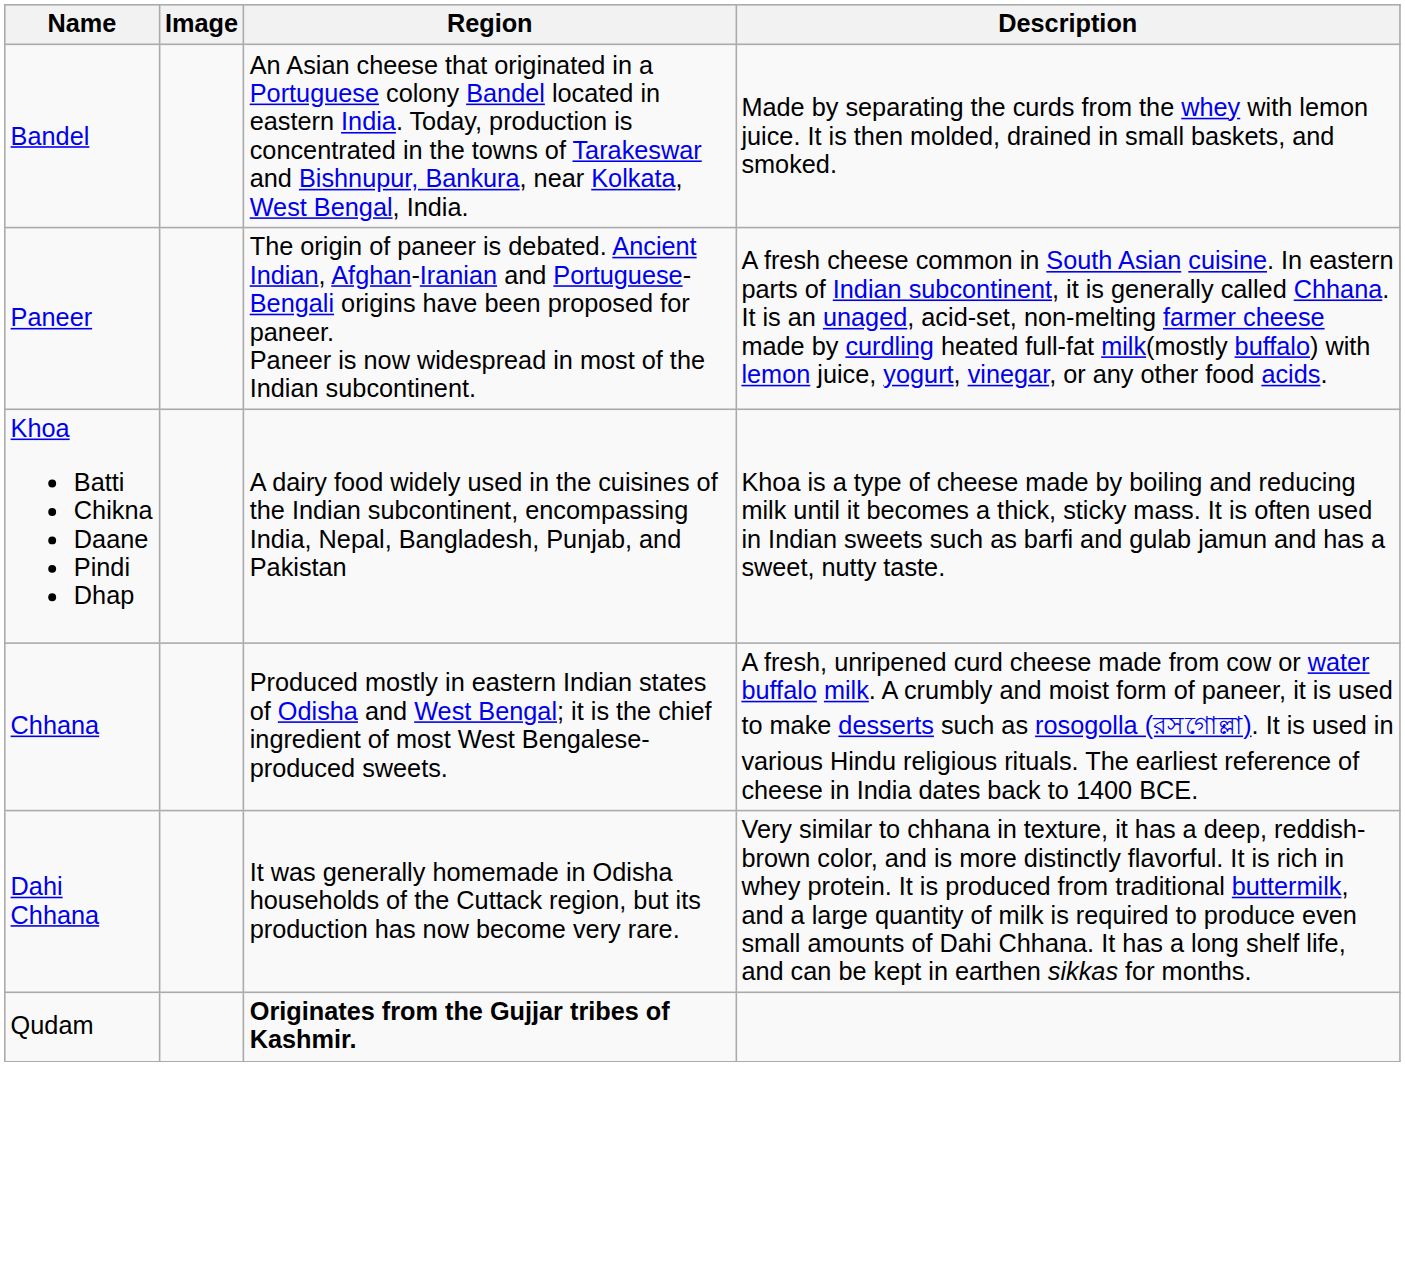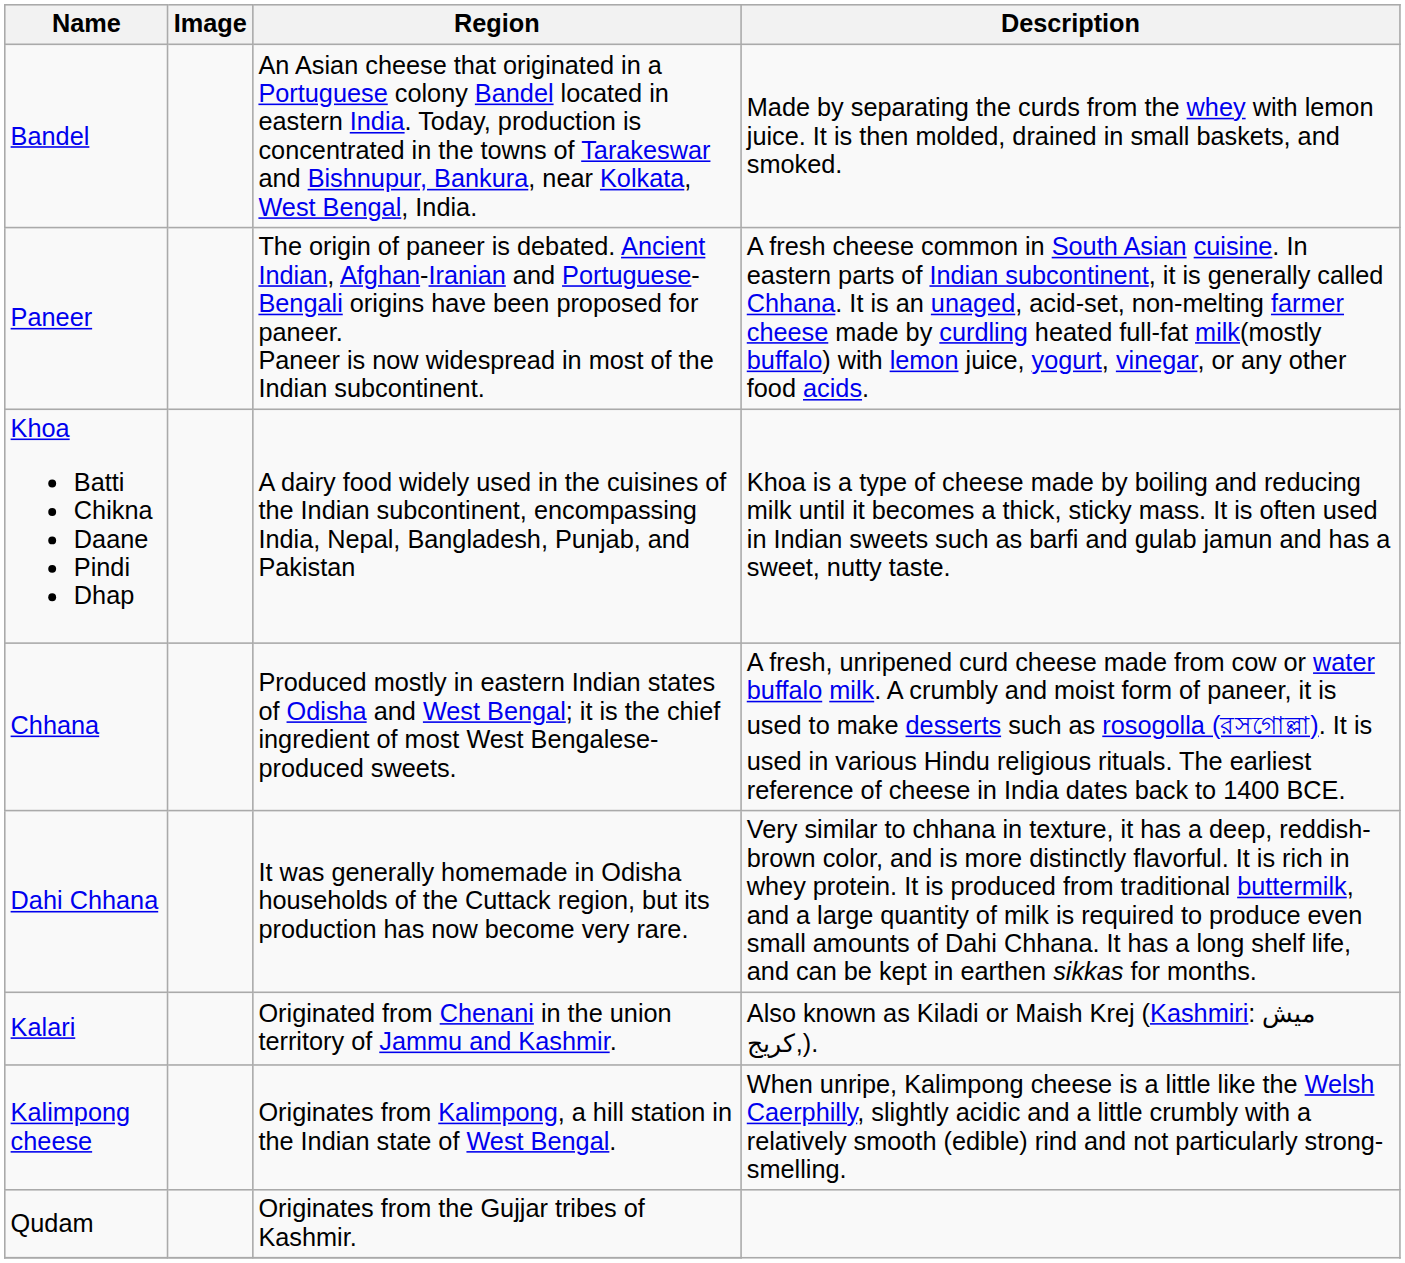+ row: (43, 1028)
+ row: (70, 1126)
(460, 1026) bold -> (452, 1223) normal
